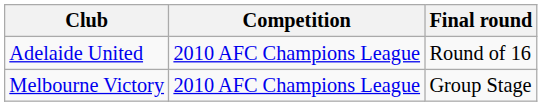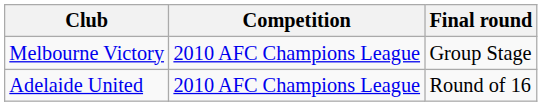rows swapped: (87, 85) <-> (76, 52)
